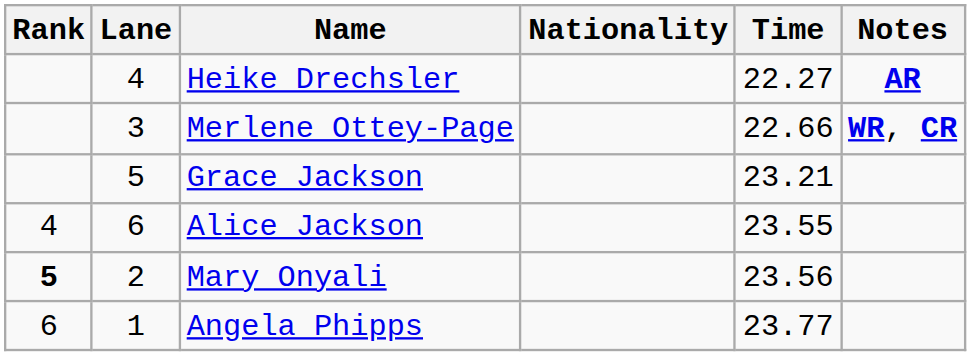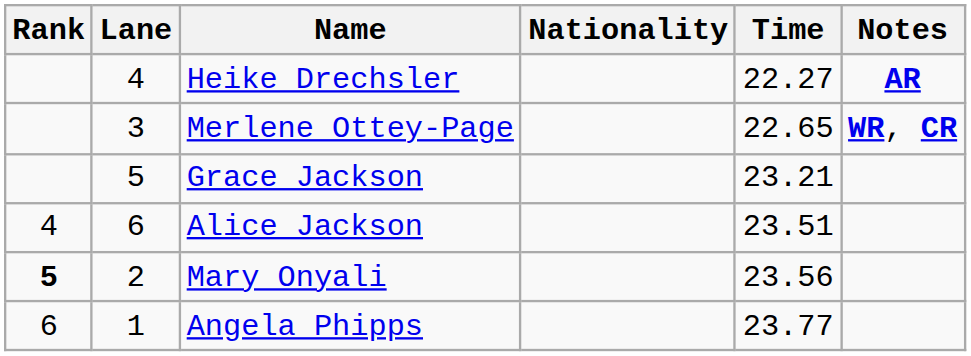(788, 129) 22.66 -> (788, 129) 22.65
(788, 227) 23.55 -> (788, 227) 23.51
